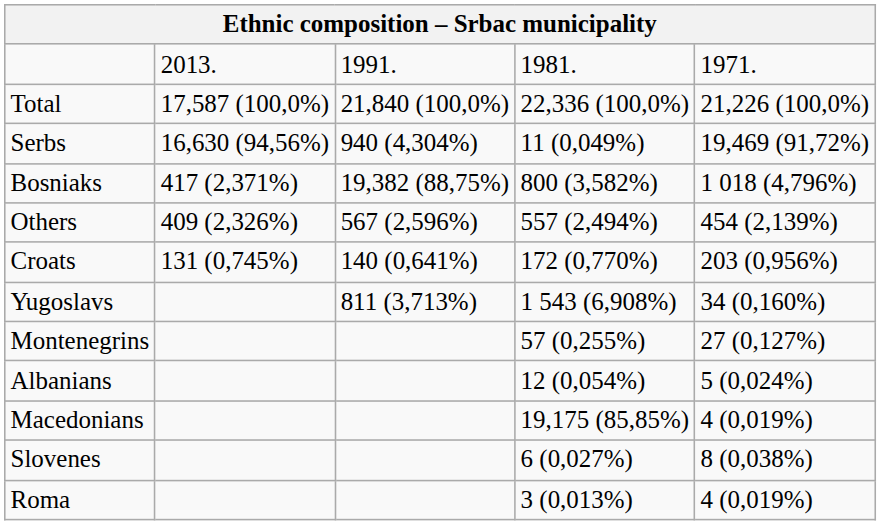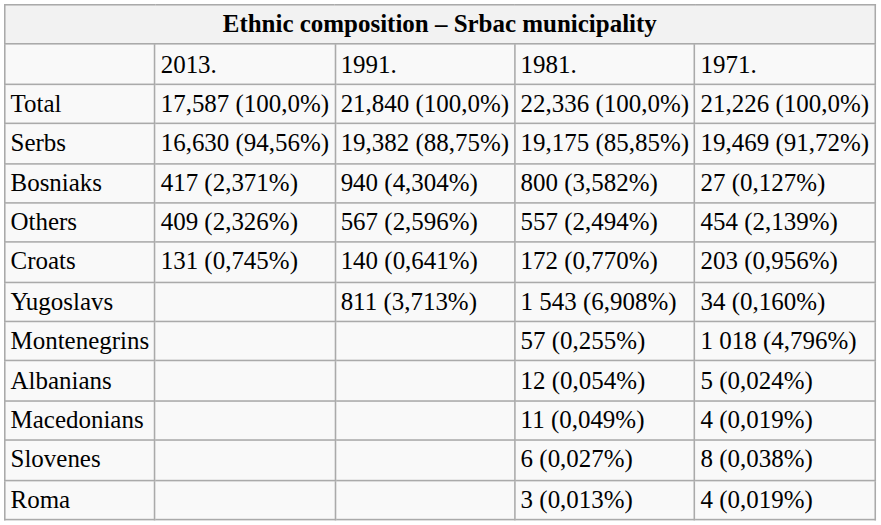(409, 143) 940 (4,304%) -> (425, 143) 19,382 (88,75%)
(583, 143) 11 (0,049%) -> (605, 143) 19,175 (85,85%)
(425, 182) 19,382 (88,75%) -> (409, 182) 940 (4,304%)
(779, 182) 1 018 (4,796%) -> (763, 182) 27 (0,127%)
(763, 340) 27 (0,127%) -> (779, 340) 1 018 (4,796%)
(605, 420) 19,175 (85,85%) -> (583, 420) 11 (0,049%)
